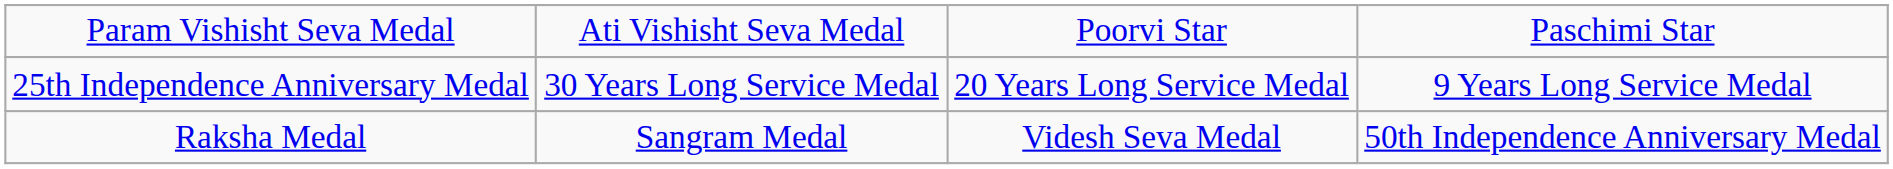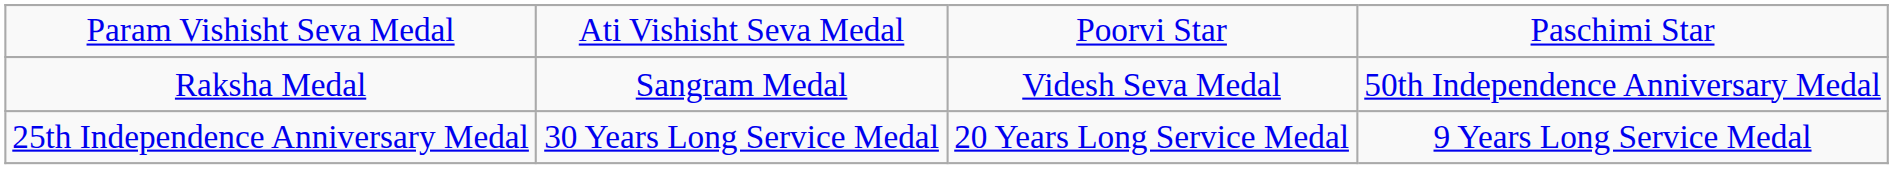rows swapped: (271, 136) <-> (271, 83)
